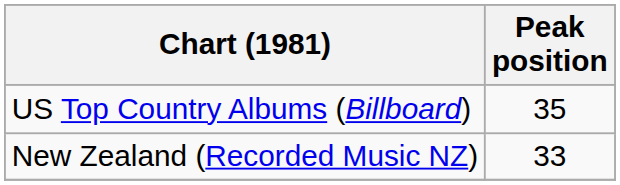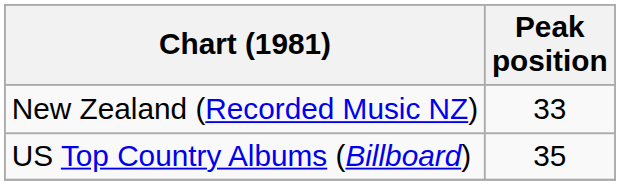rows swapped: (245, 155) <-> (241, 108)
